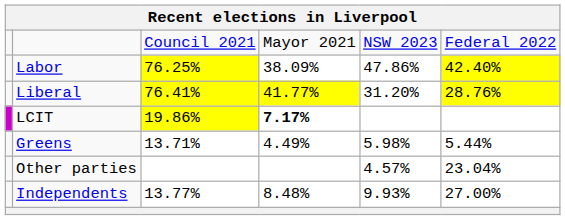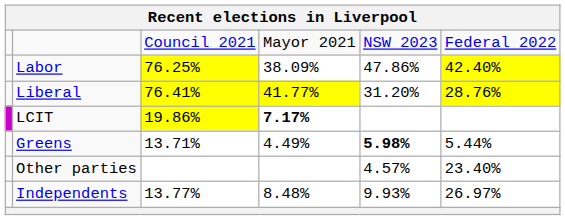(386, 144) normal -> (386, 144) bold
(473, 169) 23.04% -> (473, 169) 23.40%
(473, 194) 27.00% -> (473, 194) 26.97%
